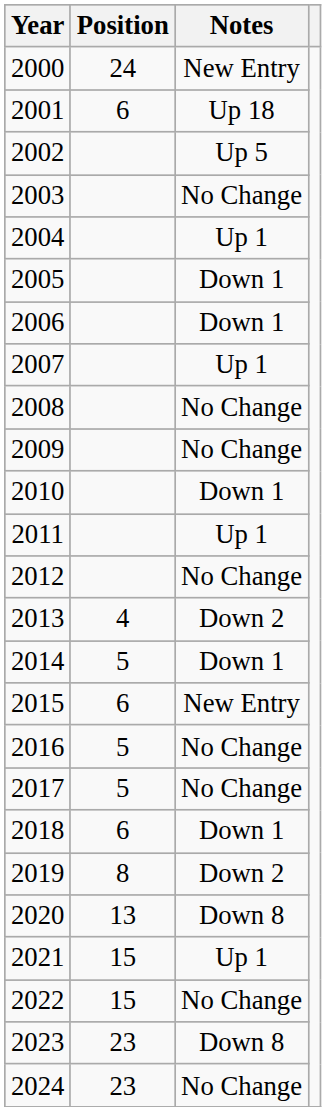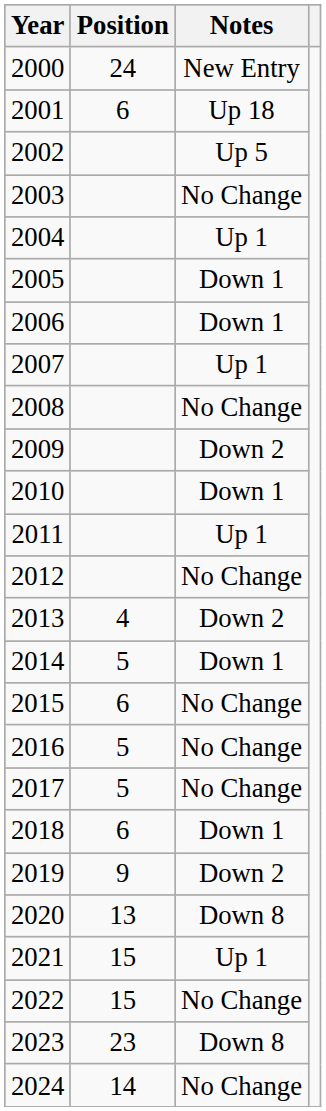(242, 449) No Change -> (242, 449) Down 2
(242, 703) New Entry -> (242, 703) No Change
(123, 873) 8 -> (123, 873) 9
(123, 1085) 23 -> (123, 1085) 14
